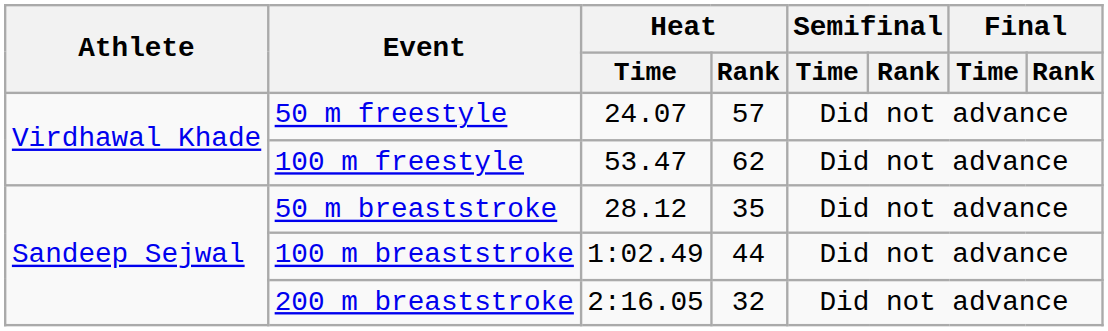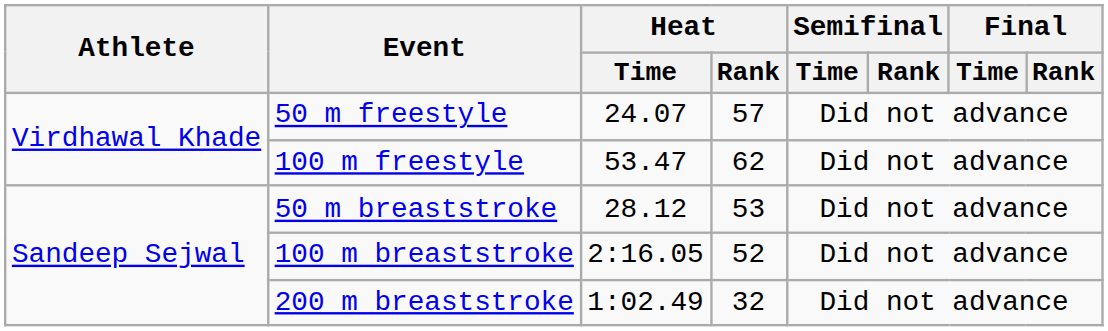(748, 209) 35 -> (748, 209) 53
(645, 256) 1:02.49 -> (645, 256) 2:16.05
(748, 256) 44 -> (748, 256) 52
(645, 302) 2:16.05 -> (645, 302) 1:02.49
